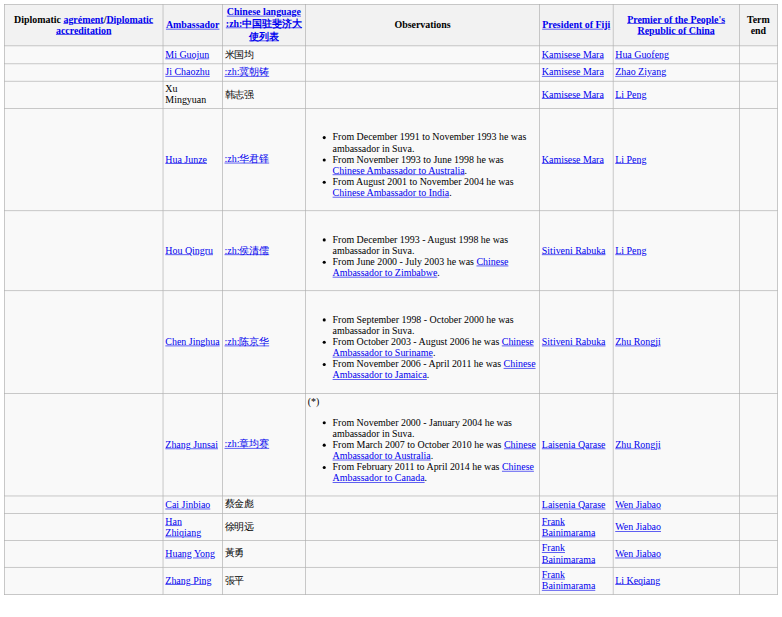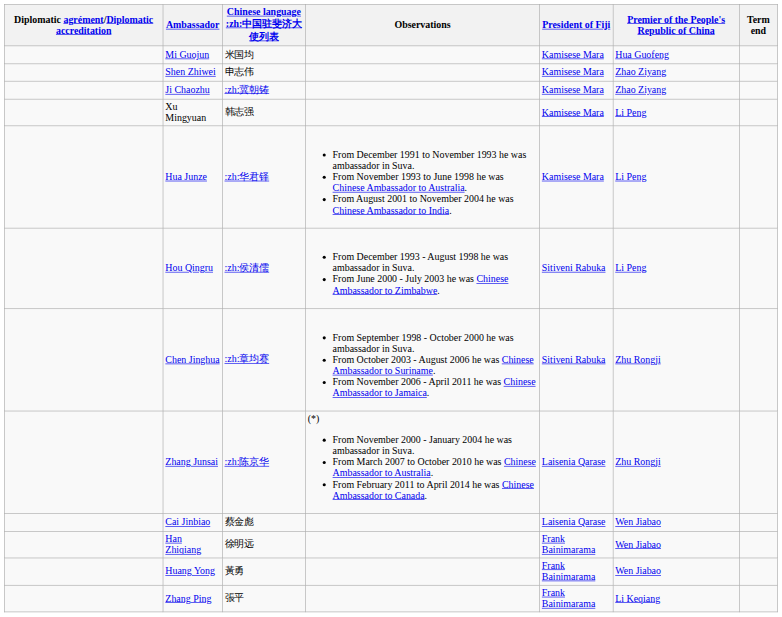+ row: (191, 72)
(247, 342) :zh:陈京华 -> (247, 359) :zh:章均赛
(247, 444) :zh:章均赛 -> (247, 462) :zh:陈京华
